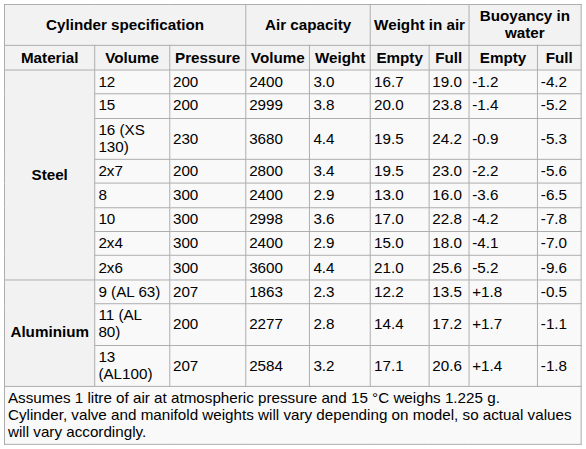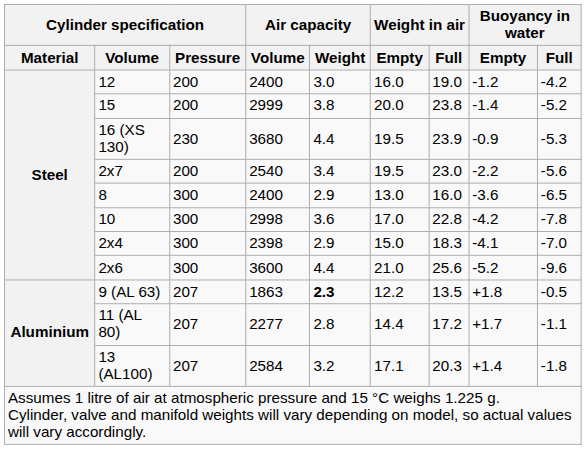(389, 81) 16.7 -> (389, 81) 16.0
(447, 138) 24.2 -> (447, 138) 23.9
(266, 171) 2800 -> (266, 171) 2540
(266, 243) 2400 -> (266, 243) 2398
(447, 243) 18.0 -> (447, 243) 18.3
(324, 291) normal -> (324, 291) bold
(186, 324) 200 -> (186, 324) 207
(447, 365) 20.6 -> (447, 365) 20.3
